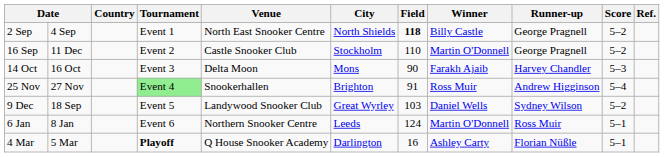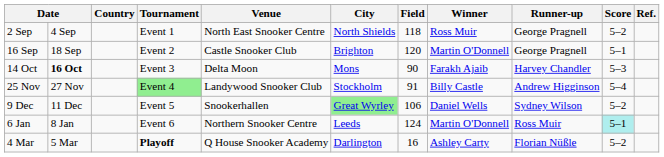(413, 31) bold -> (413, 31) normal
(456, 31) Billy Castle -> (453, 31) Ross Muir
(66, 50) 11 Dec -> (66, 50) 18 Sep
(358, 50) Stockholm -> (353, 50) Brighton
(413, 50) 110 -> (413, 50) 120
(618, 50) 5–2 -> (618, 50) 5–1
(66, 68) normal -> (66, 68) bold
(236, 86) Snookerhallen -> (263, 86) Landywood Snooker Club
(353, 86) Brighton -> (358, 86) Stockholm
(453, 86) Ross Muir -> (456, 86) Billy Castle
(66, 105) 18 Sep -> (66, 105) 11 Dec
(263, 105) Landywood Snooker Club -> (236, 105) Snookerhallen
(364, 105) no background -> (364, 105) lightgreen background
(413, 105) 103 -> (413, 105) 106
(618, 123) no background -> (618, 123) paleturquoise background
(618, 142) 5–1 -> (618, 142) 5–2
